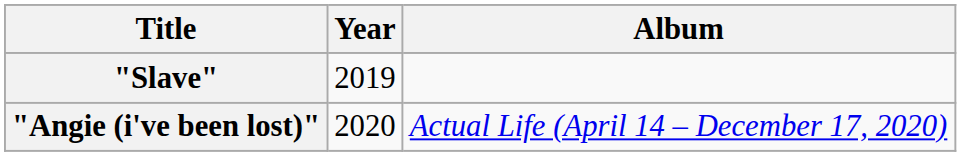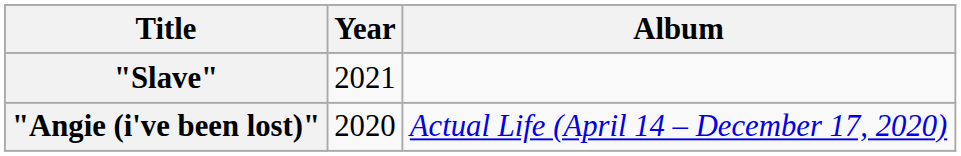(365, 77) 2019 -> (365, 77) 2021
